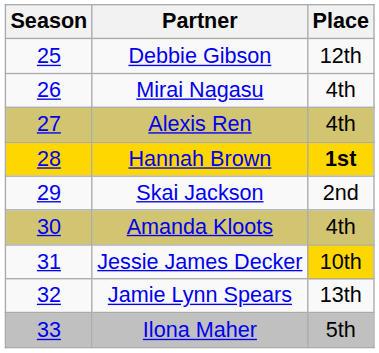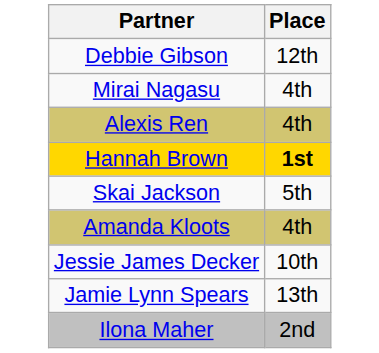- column: (49, 21)
(341, 192) 2nd -> (297, 192) 5th
(341, 261) gold background -> (297, 261) no background
(341, 329) 5th -> (297, 329) 2nd
